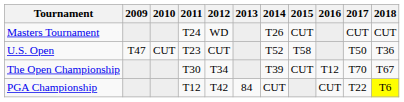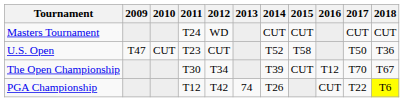(274, 32) T26 -> (274, 32) CUT
(247, 88) 84 -> (247, 88) 74
(274, 88) CUT -> (274, 88) T26
